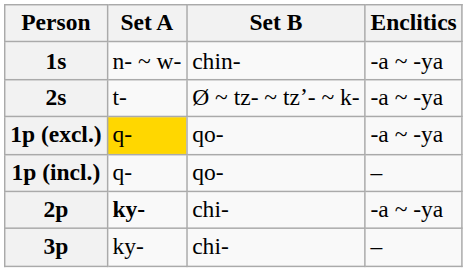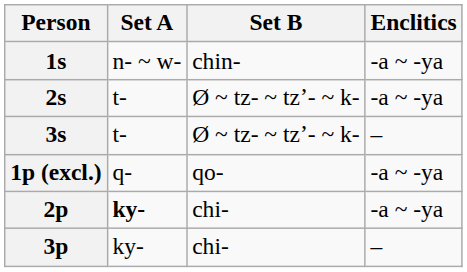+ row: (56, 135)
(122, 135) gold background -> (122, 172) no background
- row: (56, 172)
